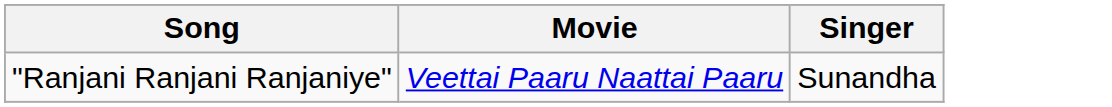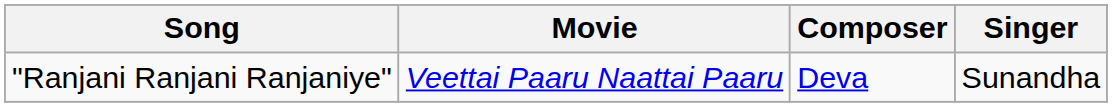+ column: (872, 28)
